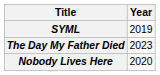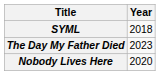(141, 29) 2019 -> (141, 29) 2018
